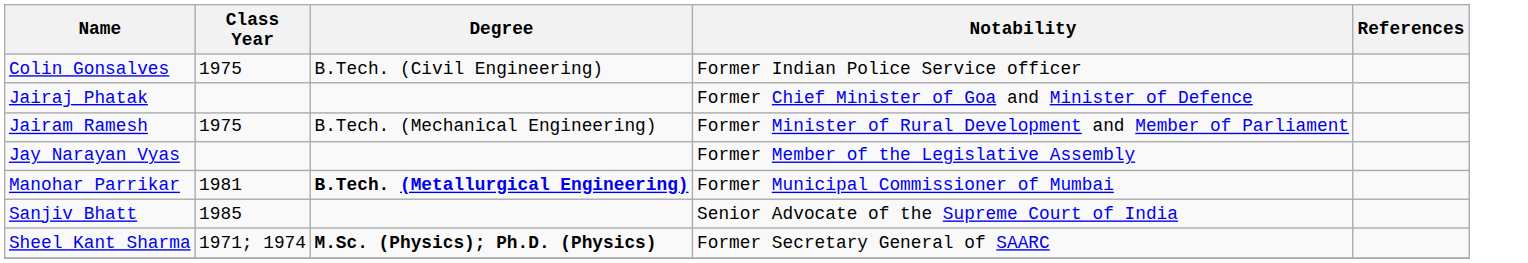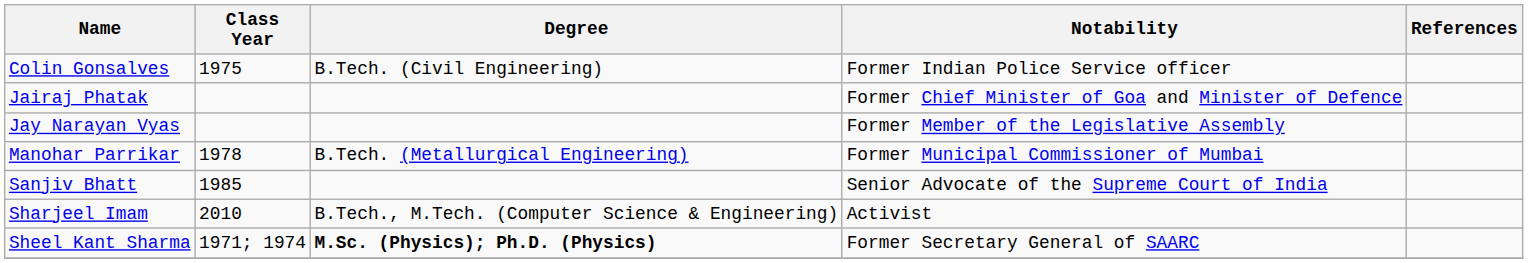- row: (78, 127)
(220, 185) 1981 -> (220, 156) 1978
(502, 185) bold -> (502, 156) normal
+ row: (78, 214)
